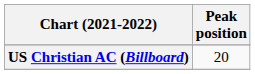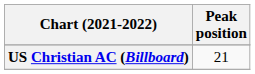(221, 57) 20 -> (221, 57) 21
